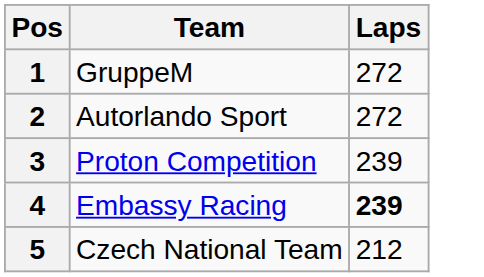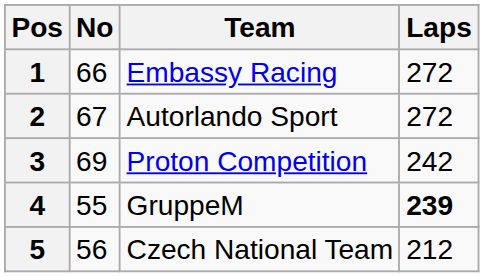+ column: (95, 27)
(135, 72) GruppeM -> (232, 72) Embassy Racing
(379, 161) 239 -> (430, 161) 242
(181, 205) Embassy Racing -> (185, 205) GruppeM
